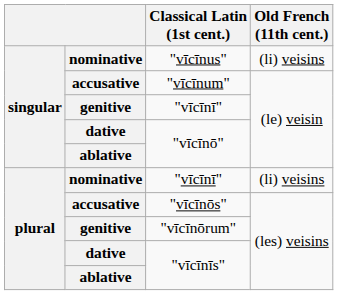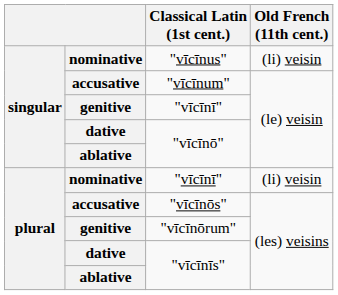(292, 58) (li) veisins -> (292, 58) (li) veisin
(292, 180) (li) veisins -> (292, 180) (li) veisin
